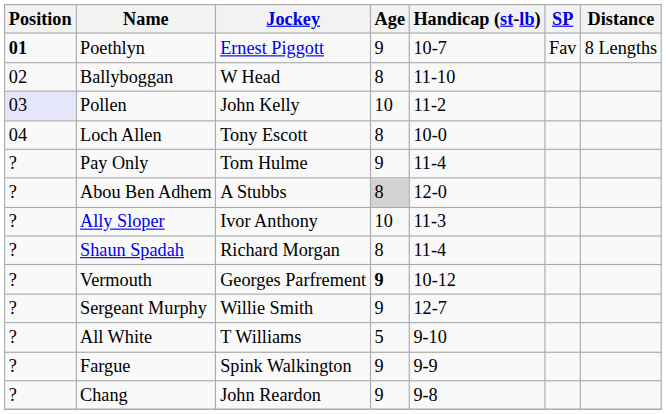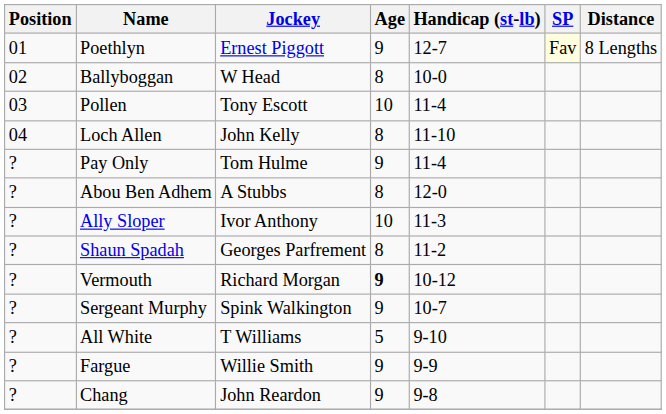(18, 47) bold -> (18, 47) normal
(430, 47) 10-7 -> (430, 47) 12-7
(563, 47) no background -> (563, 47) lightyellow background
(434, 76) 11-10 -> (430, 76) 10-0
(18, 105) lavender background -> (18, 105) no background
(260, 105) John Kelly -> (264, 105) Tony Escott
(430, 105) 11-2 -> (430, 105) 11-4
(264, 134) Tony Escott -> (260, 134) John Kelly
(430, 134) 10-0 -> (434, 134) 11-10
(379, 192) lightgrey background -> (379, 192) no background
(280, 250) Richard Morgan -> (293, 250) Georges Parfrement
(430, 250) 11-4 -> (430, 250) 11-2
(293, 279) Georges Parfrement -> (280, 279) Richard Morgan
(267, 308) Willie Smith -> (286, 308) Spink Walkington
(430, 308) 12-7 -> (430, 308) 10-7
(286, 366) Spink Walkington -> (267, 366) Willie Smith
